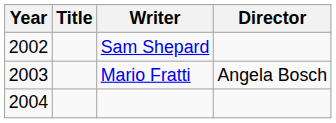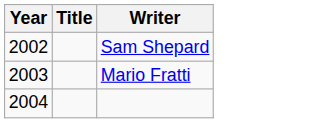- column: (272, 18)
